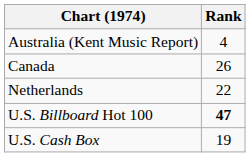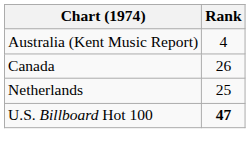(223, 90) 22 -> (223, 90) 25
- row: (54, 139)
